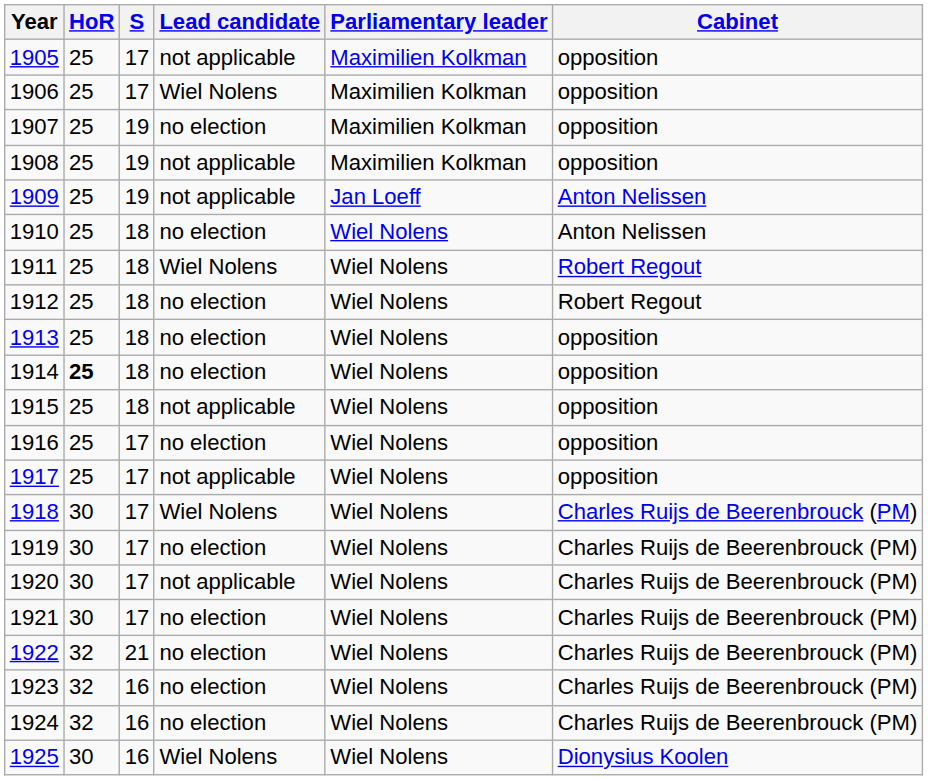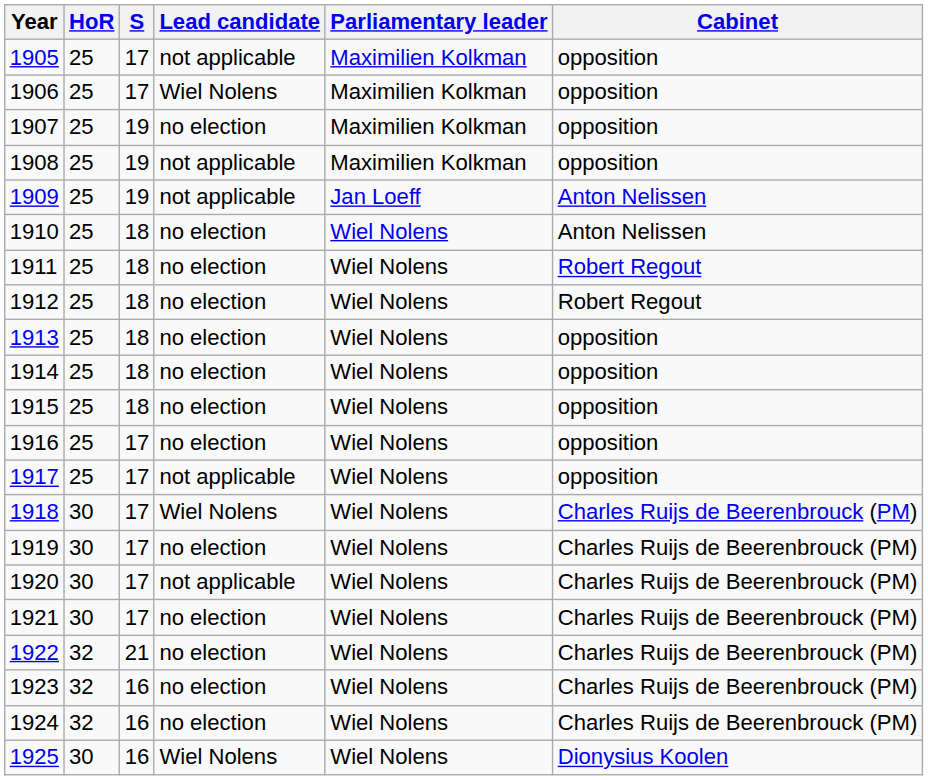(218, 267) Wiel Nolens -> (213, 267) no election
(81, 372) bold -> (81, 372) normal
(228, 407) not applicable -> (213, 407) no election
